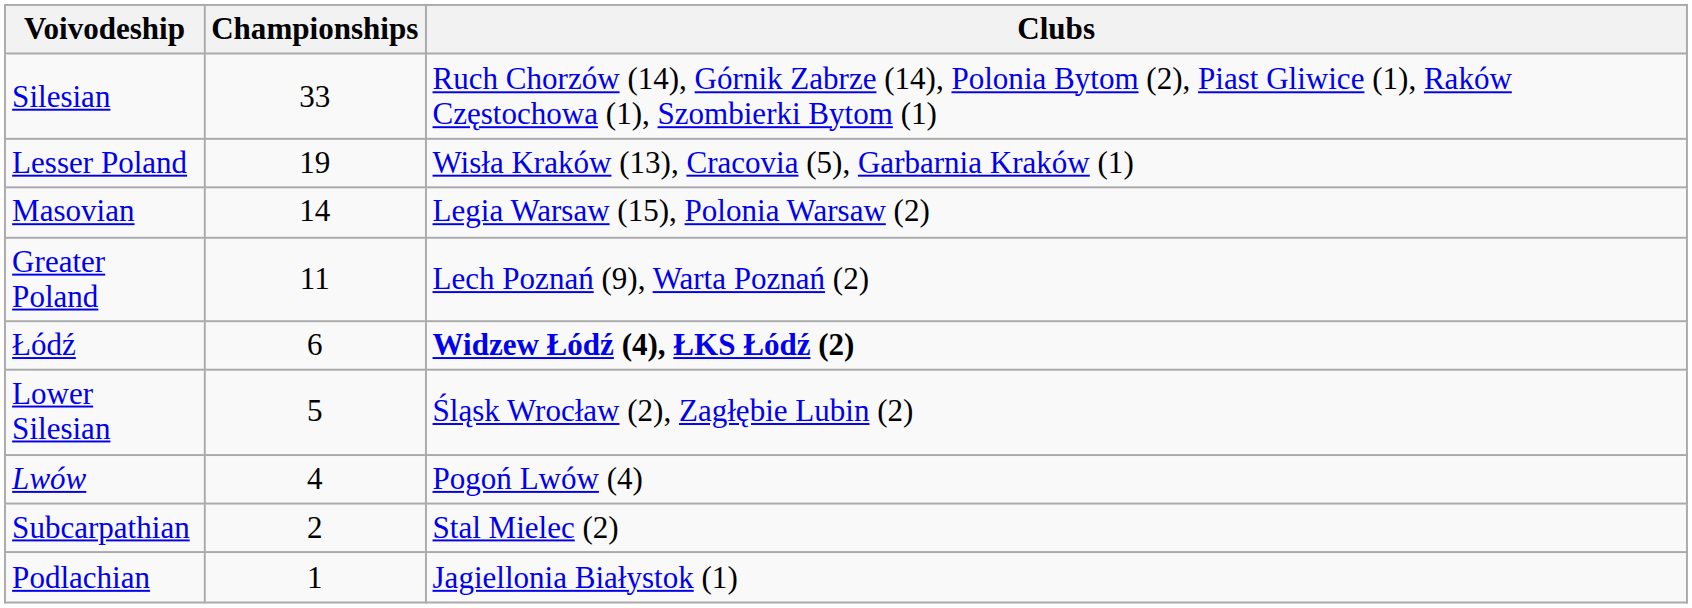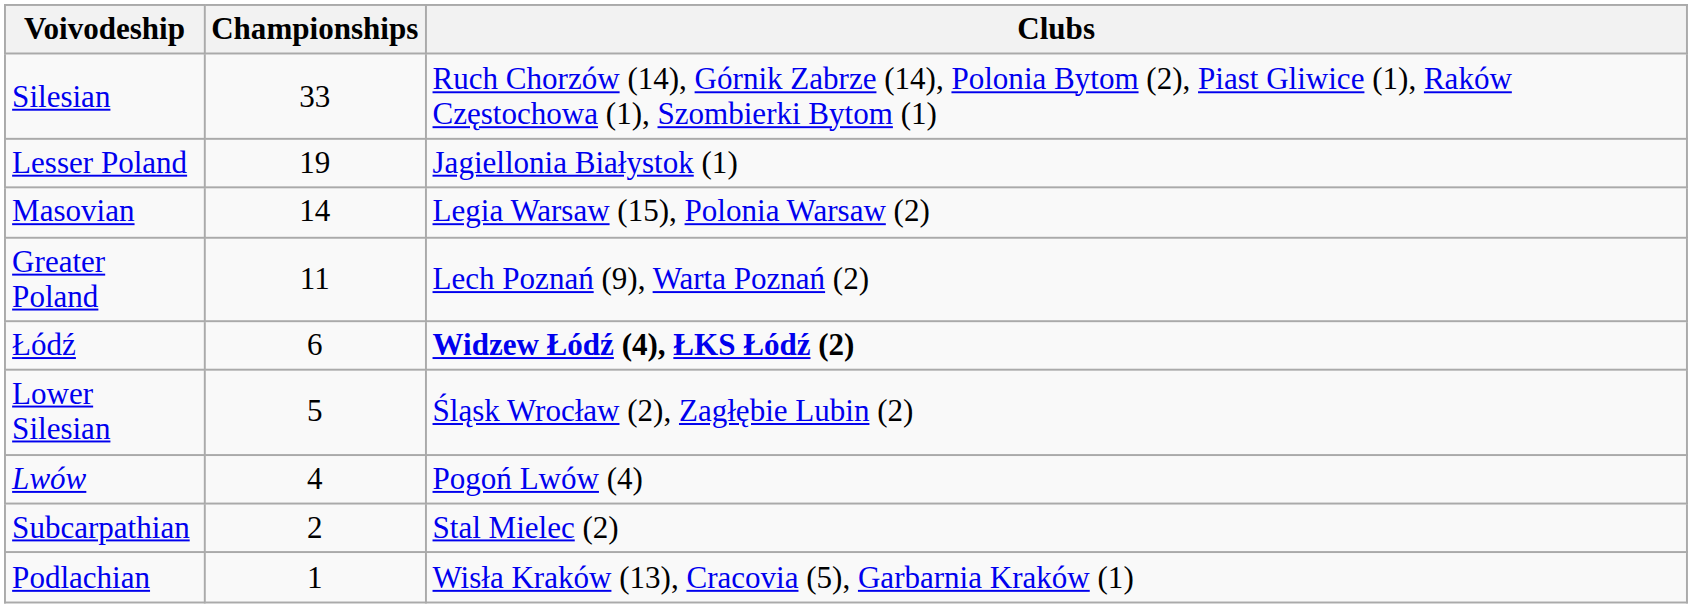(783, 162) Wisła Kraków (13), Cracovia (5), Garbarnia Kraków (1) -> (585, 162) Jagiellonia Białystok (1)
(585, 576) Jagiellonia Białystok (1) -> (783, 576) Wisła Kraków (13), Cracovia (5), Garbarnia Kraków (1)
